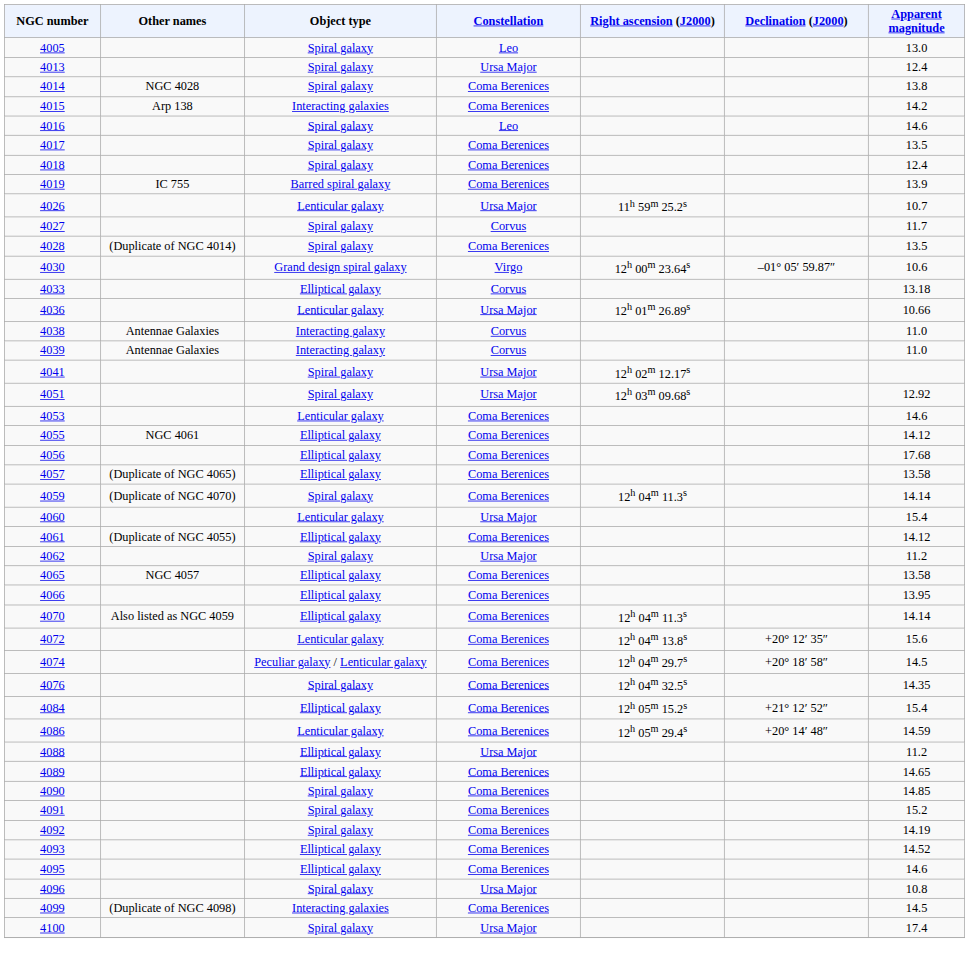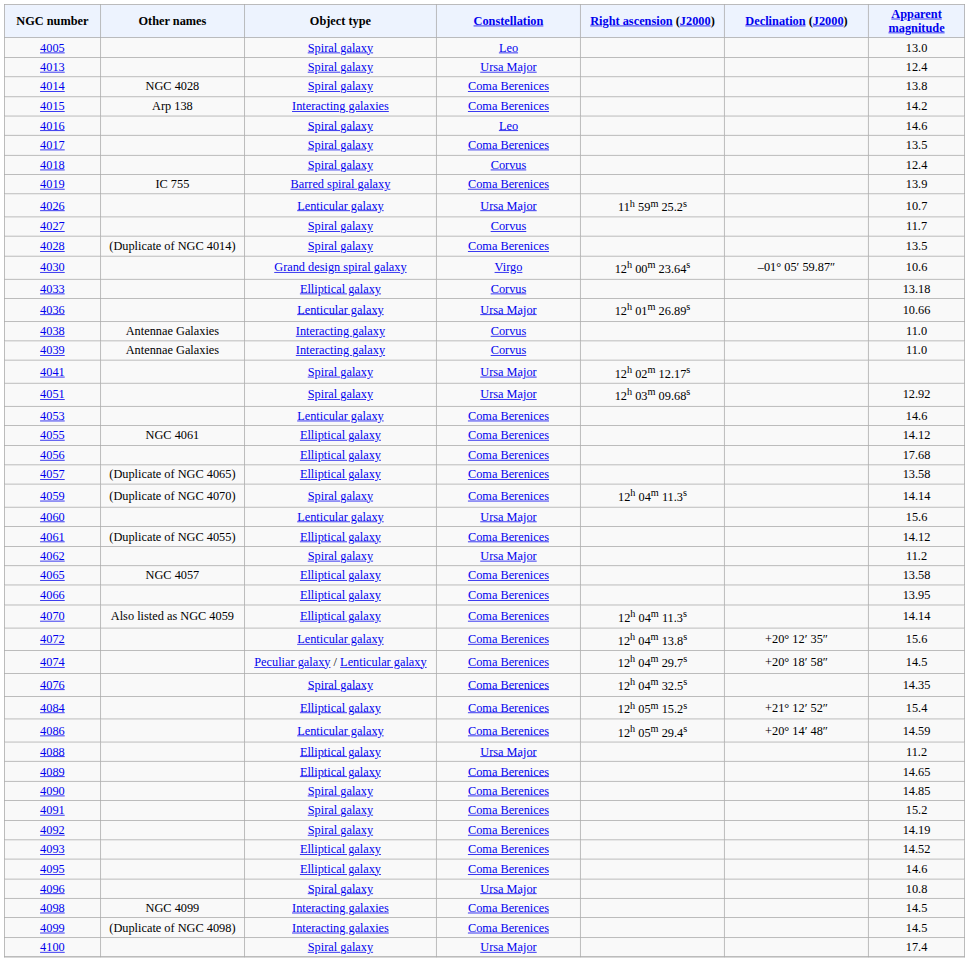(508, 164) Coma Berenices -> (508, 164) Corvus
(917, 517) 15.4 -> (917, 517) 15.6
+ row: (52, 908)
